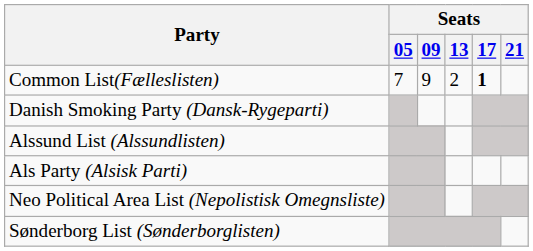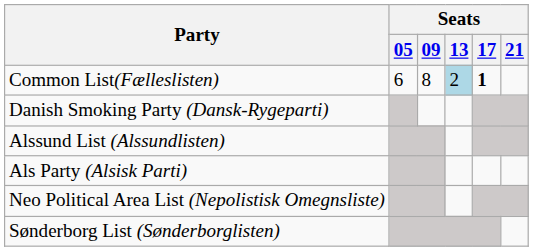(399, 79) 7 -> (399, 79) 6
(426, 79) 9 -> (426, 79) 8
(454, 79) no background -> (454, 79) lightblue background
